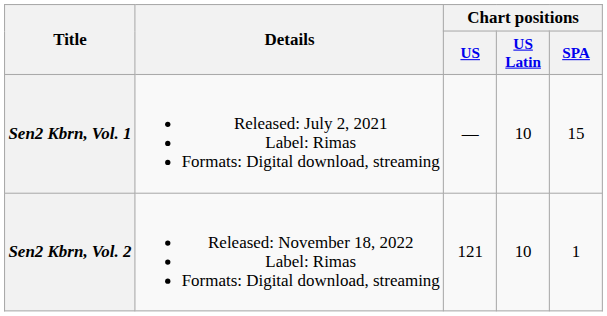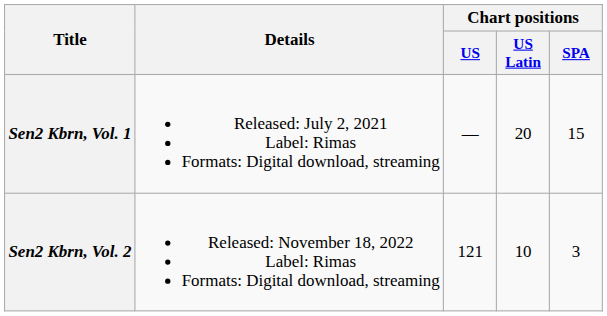(523, 133) 10 -> (523, 133) 20
(576, 251) 1 -> (576, 251) 3
